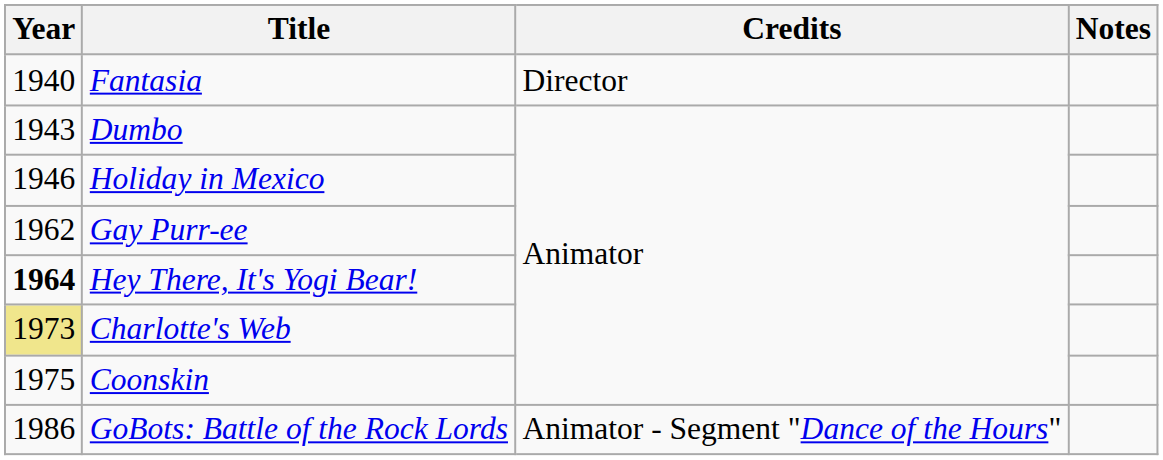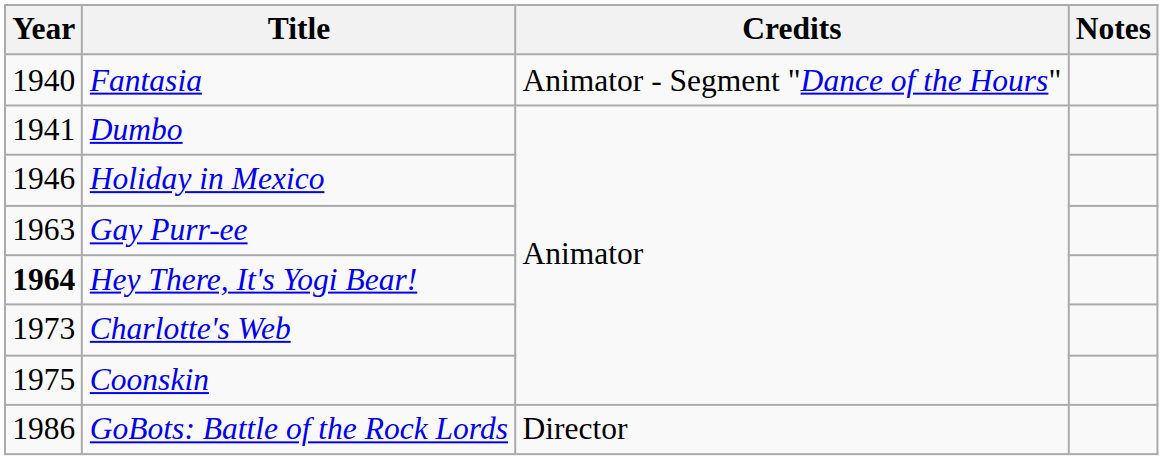(575, 79) Director -> (792, 79) Animator - Segment "Dance of the Hours"
(44, 129) 1943 -> (44, 129) 1941
(44, 229) 1962 -> (44, 229) 1963
(44, 329) khaki background -> (44, 329) no background
(792, 429) Animator - Segment "Dance of the Hours" -> (575, 429) Director
